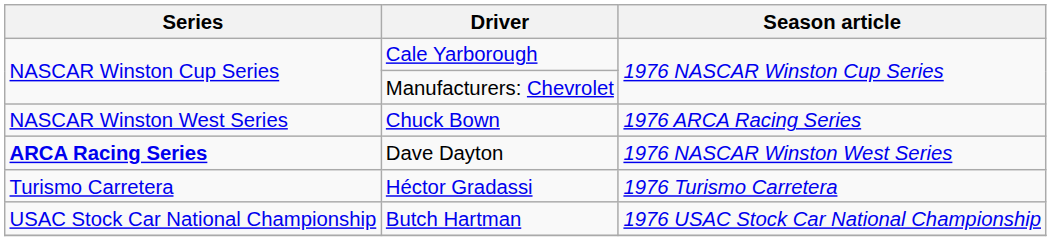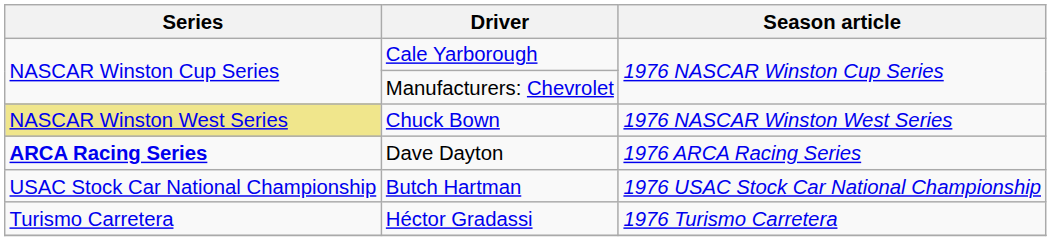(149, 120) no background -> (149, 120) khaki background
(742, 120) 1976 ARCA Racing Series -> (788, 120) 1976 NASCAR Winston West Series
(788, 153) 1976 NASCAR Winston West Series -> (742, 153) 1976 ARCA Racing Series
rows swapped: (459, 186) <-> (454, 219)
